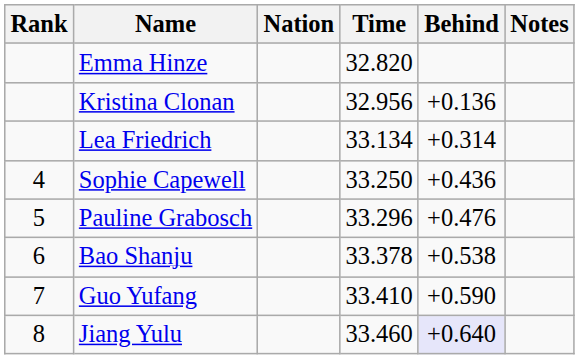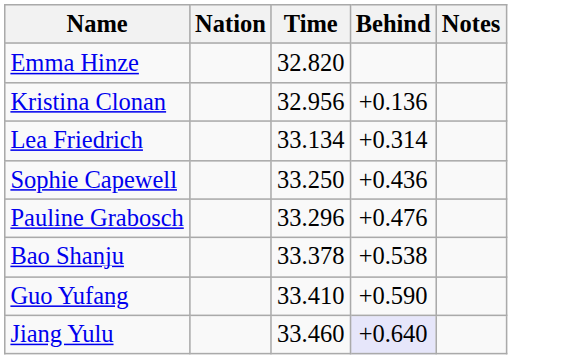- column: (39, 23)
